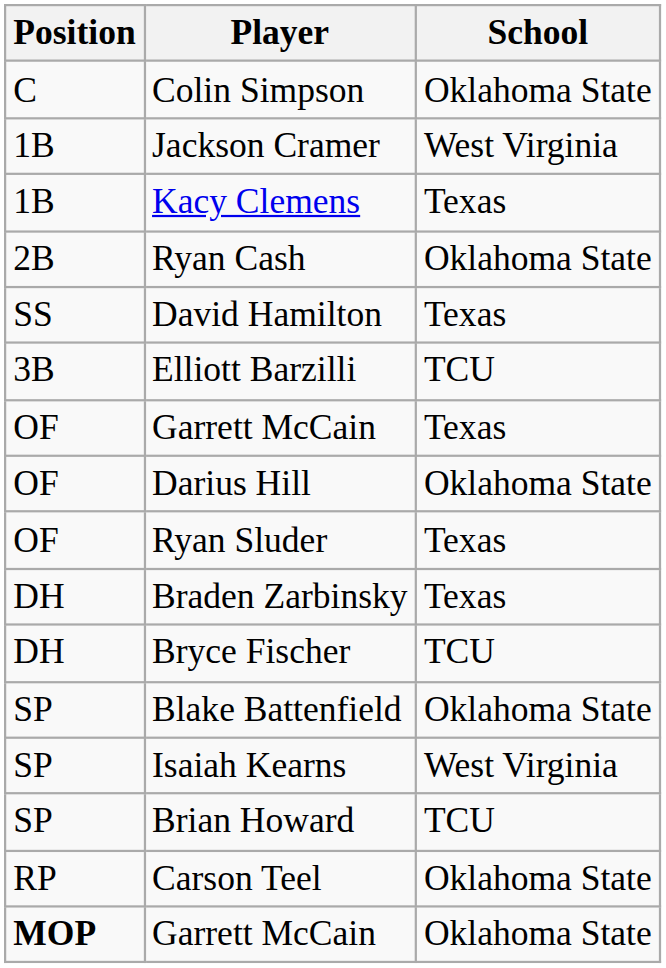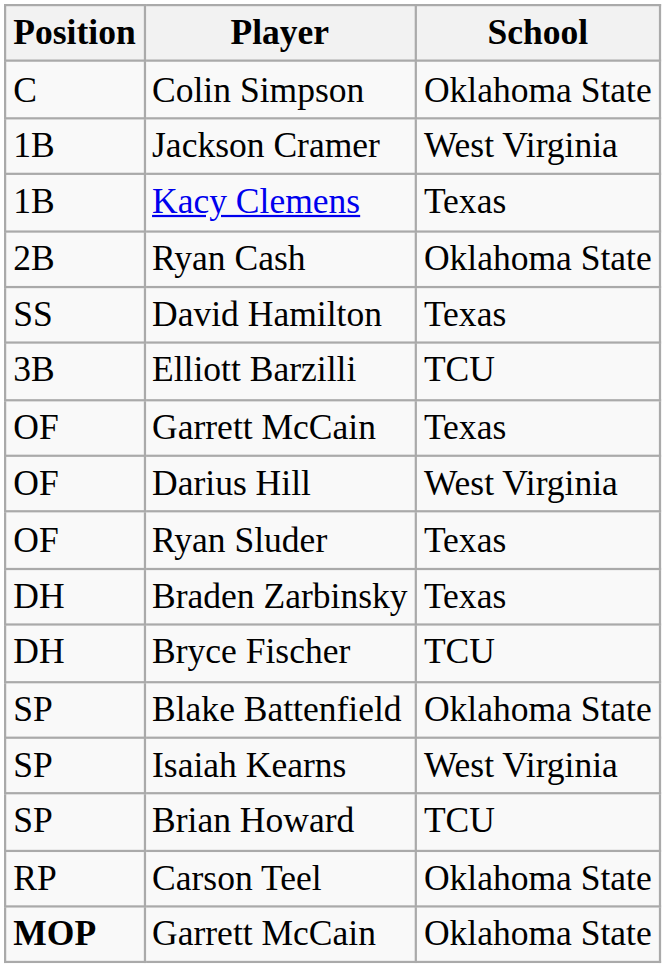(538, 483) Oklahoma State -> (521, 483) West Virginia
